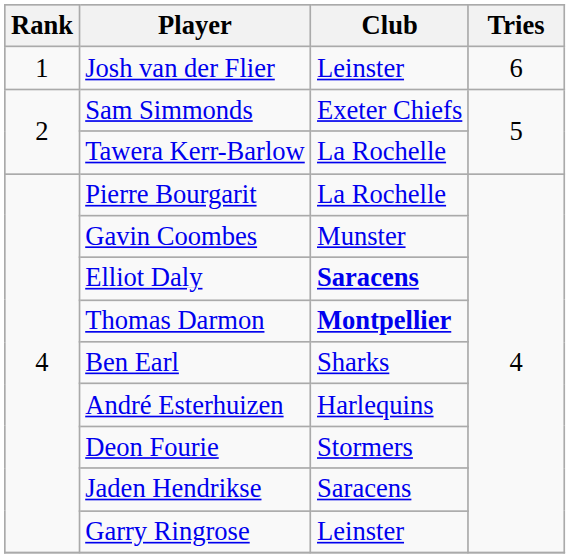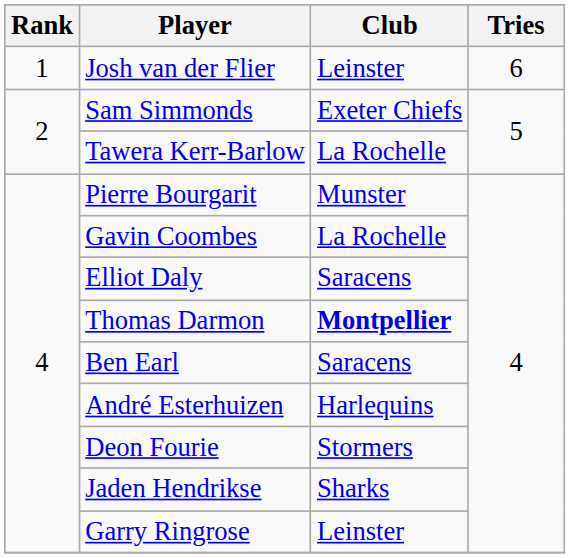(382, 194) La Rochelle -> (361, 194) Munster
(361, 236) Munster -> (382, 236) La Rochelle
(368, 278) bold -> (364, 278) normal
(353, 362) Sharks -> (364, 362) Saracens
(364, 488) Saracens -> (353, 488) Sharks
